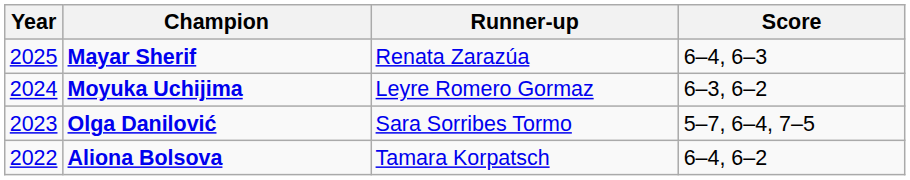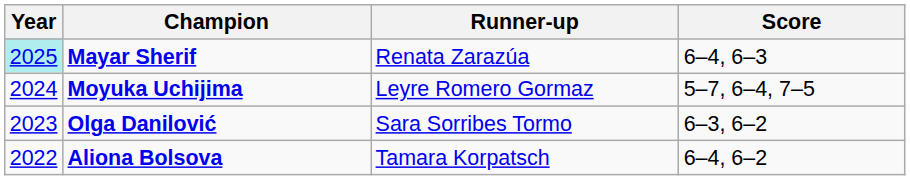(34, 56) no background -> (34, 56) paleturquoise background
(725, 90) 6–3, 6–2 -> (749, 90) 5–7, 6–4, 7–5
(749, 124) 5–7, 6–4, 7–5 -> (725, 124) 6–3, 6–2
